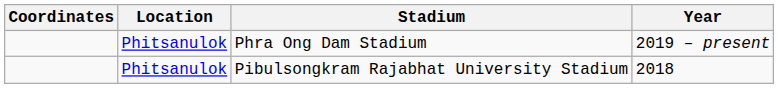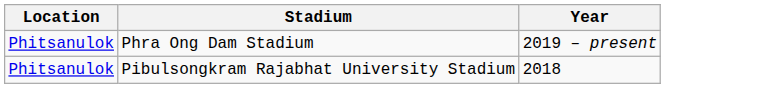- column: (61, 18)
